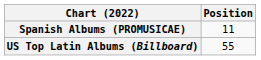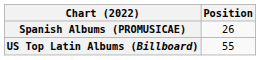(228, 30) 11 -> (228, 30) 26
